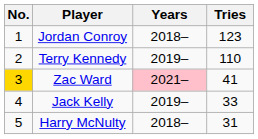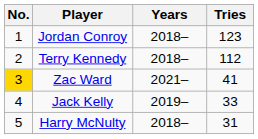(170, 58) 2019– -> (170, 58) 2018–
(230, 58) 110 -> (230, 58) 112
(170, 79) pink background -> (170, 79) no background
